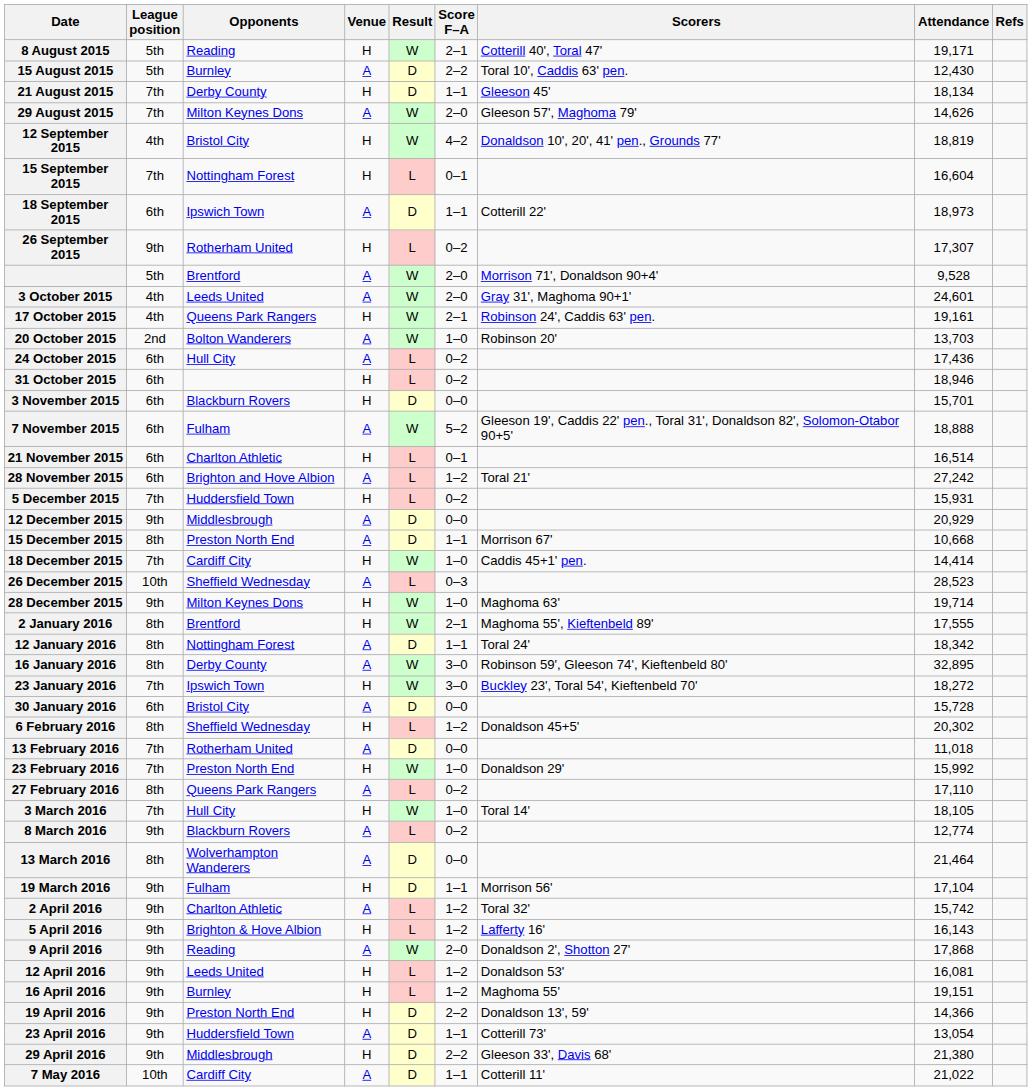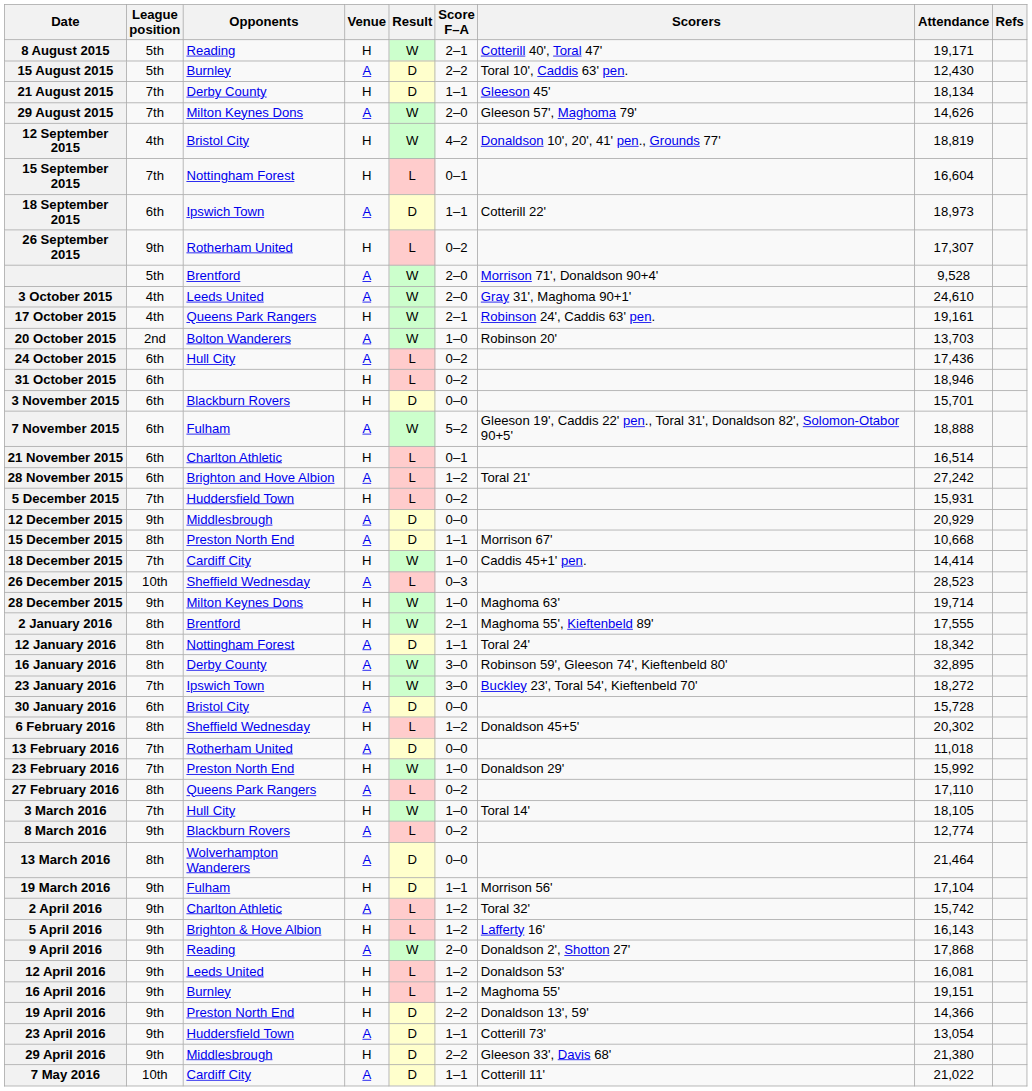(954, 296) 24,601 -> (954, 296) 24,610
